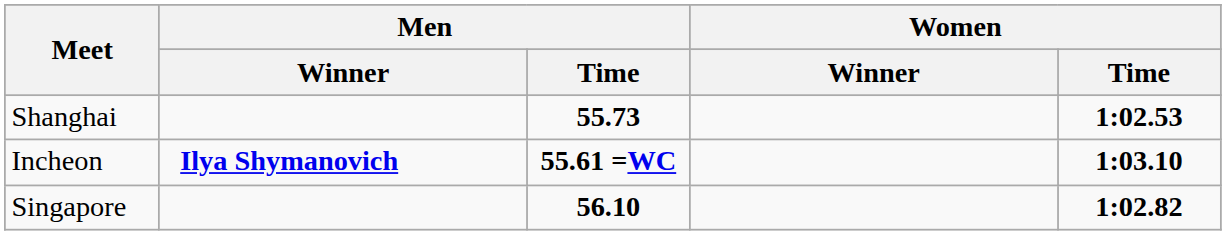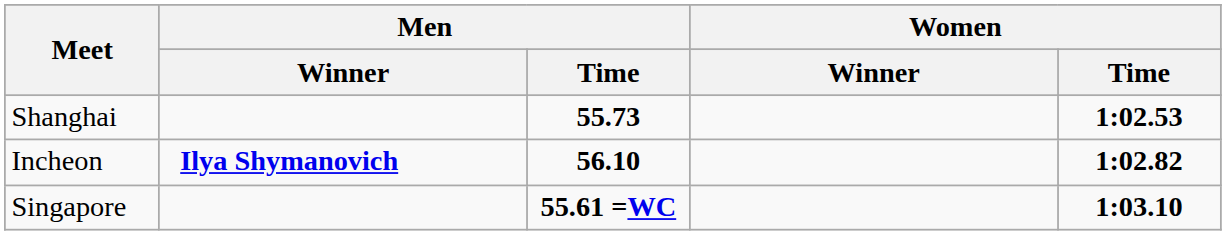(608, 161) 55.61 =WC -> (608, 161) 56.10
(1139, 161) 1:03.10 -> (1139, 161) 1:02.82
(608, 206) 56.10 -> (608, 206) 55.61 =WC
(1139, 206) 1:02.82 -> (1139, 206) 1:03.10
